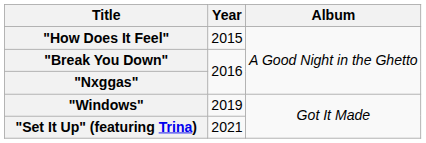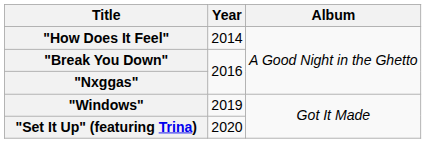(227, 37) 2015 -> (227, 37) 2014
(227, 127) 2021 -> (227, 127) 2020
